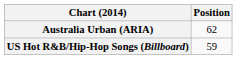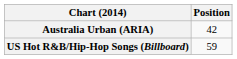(212, 29) 62 -> (212, 29) 42
